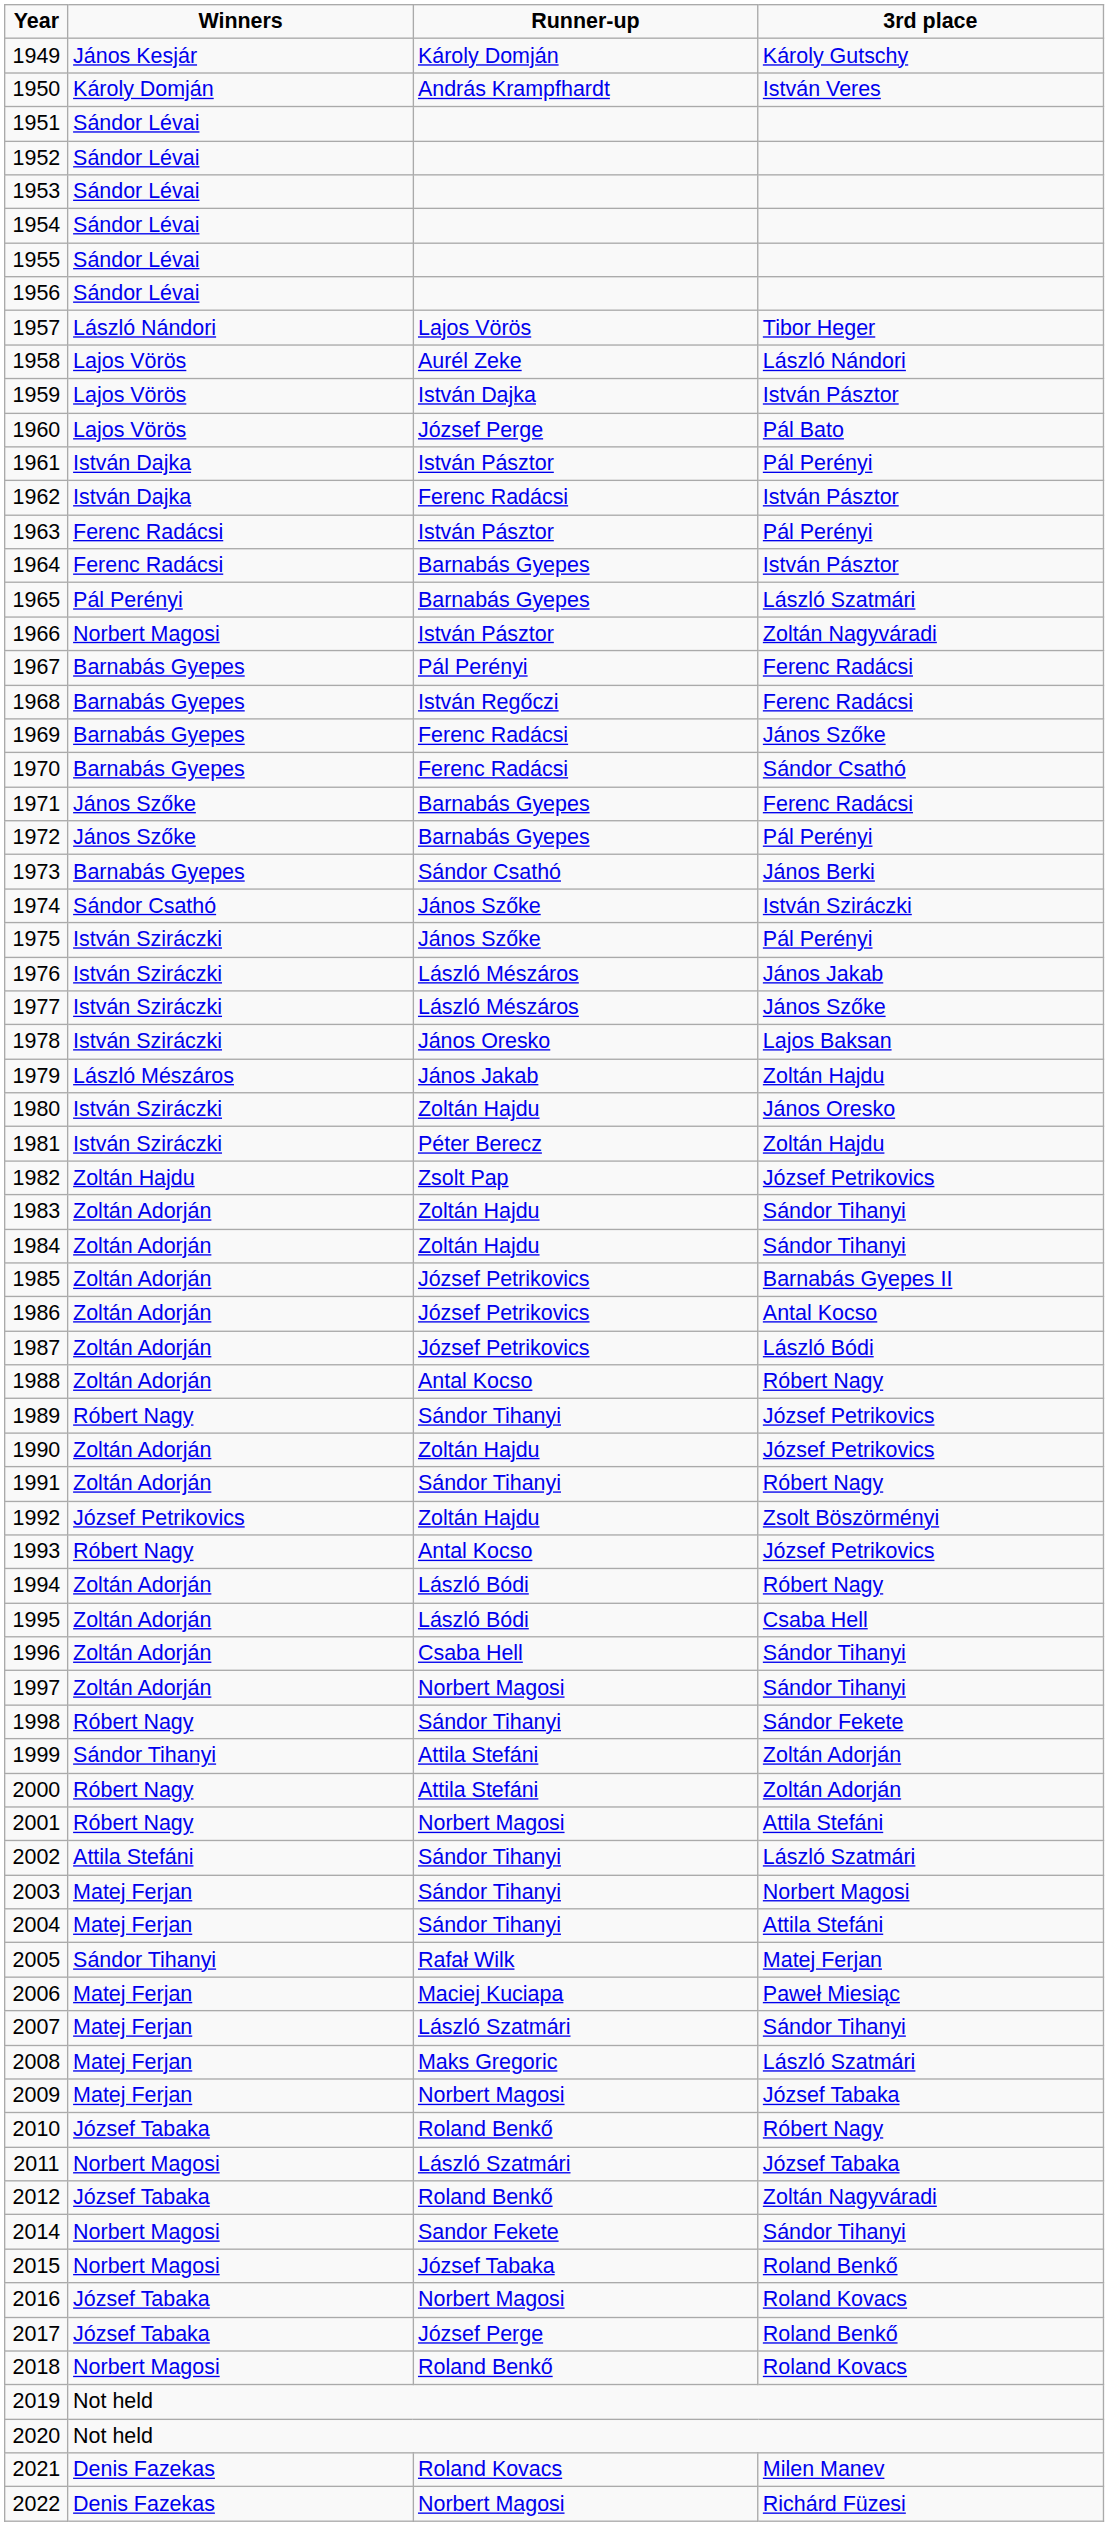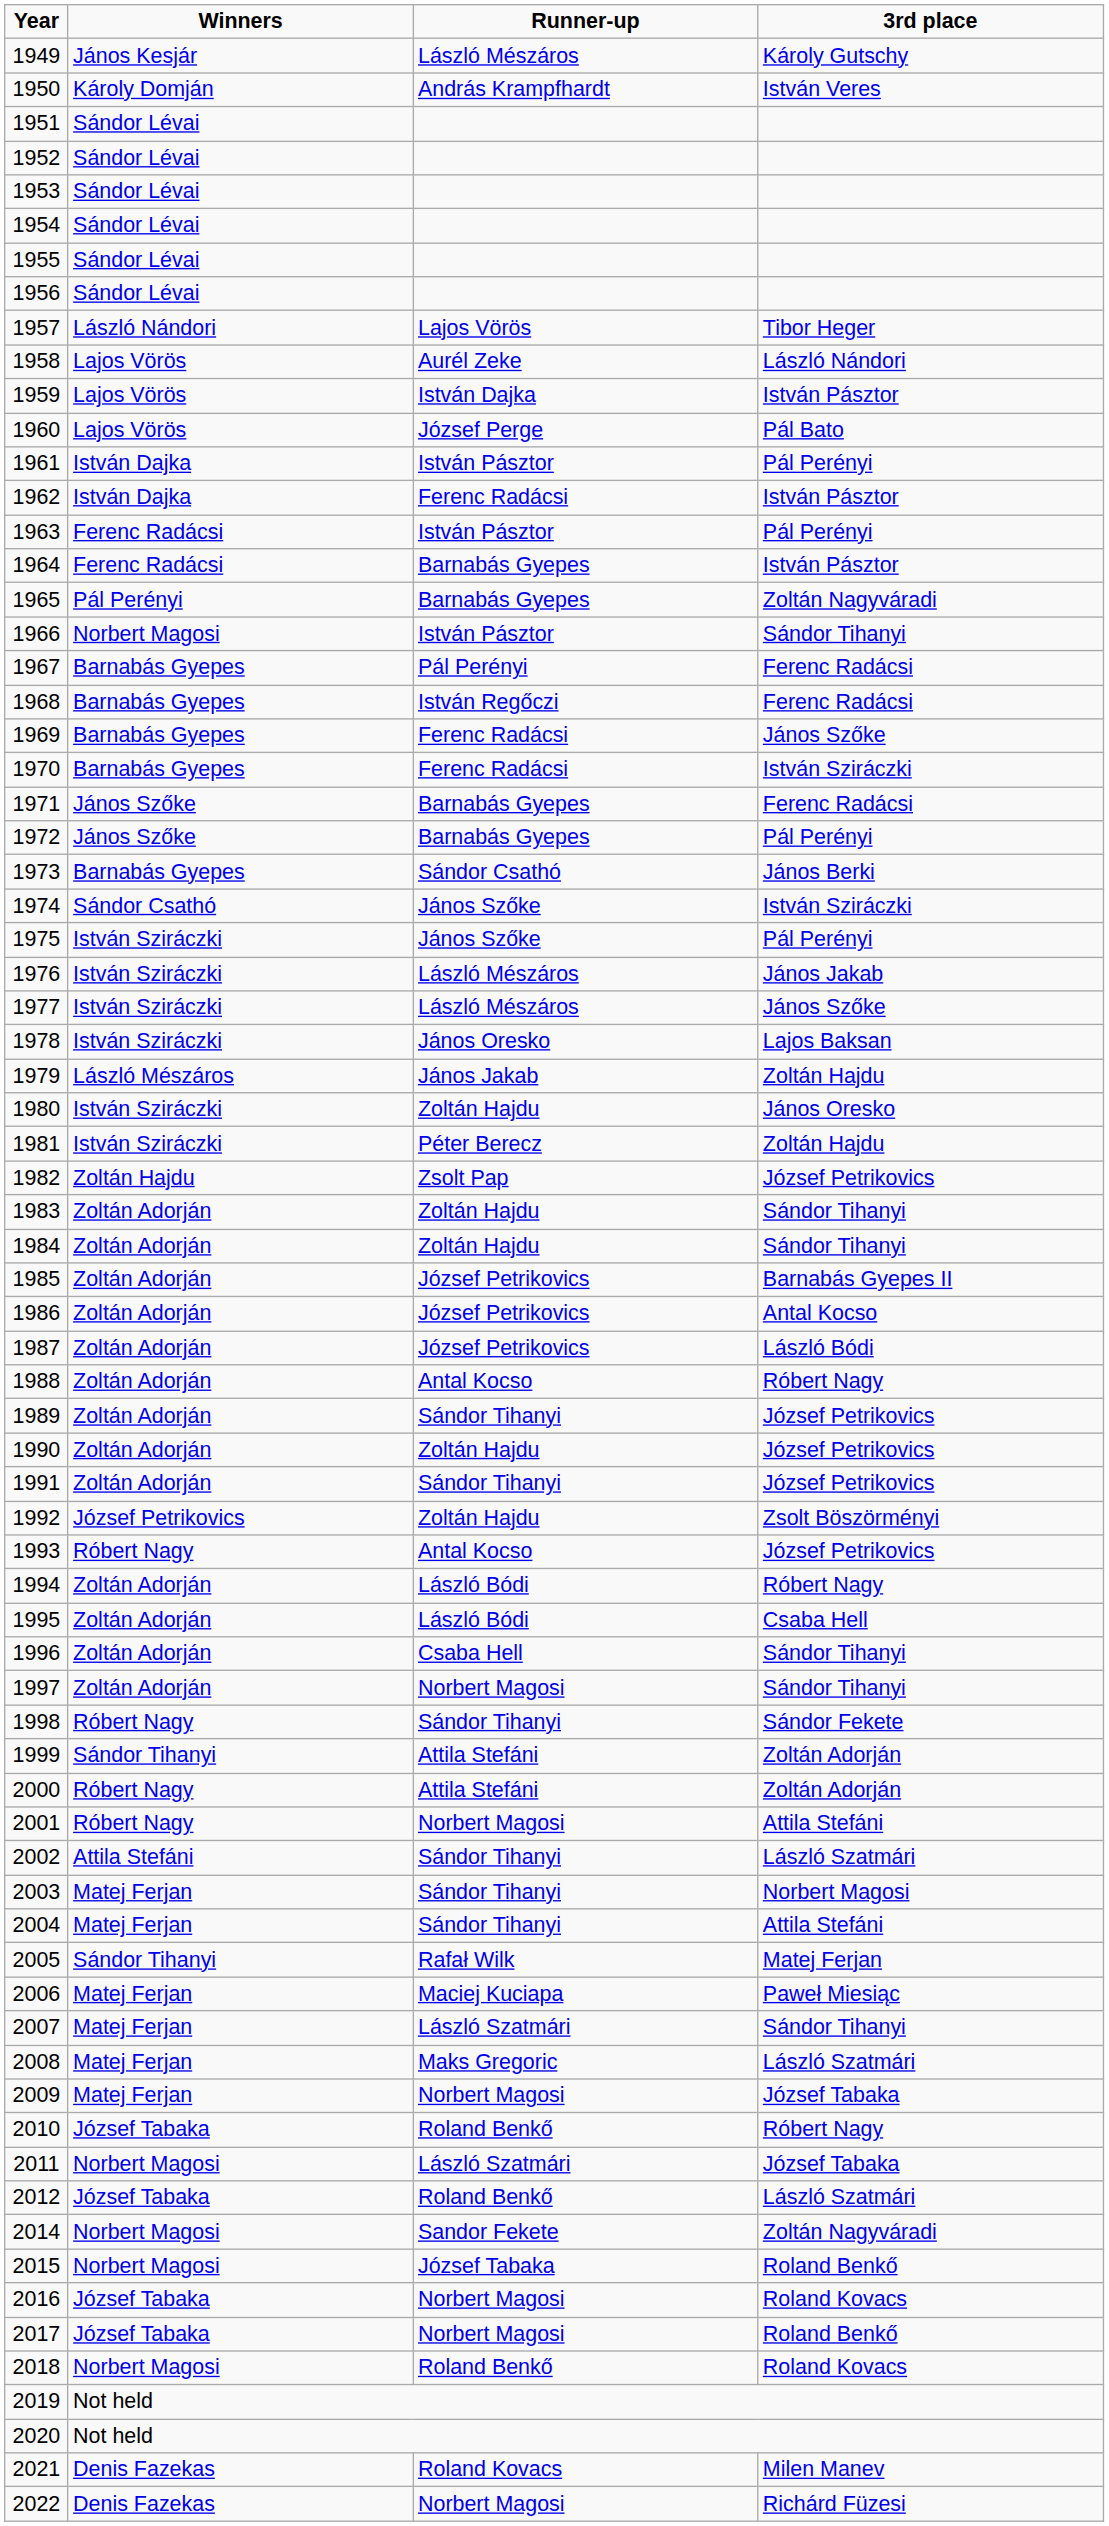(488, 55) Károly Domján -> (498, 55) László Mészáros
(839, 599) László Szatmári -> (850, 599) Zoltán Nagyváradi
(850, 633) Zoltán Nagyváradi -> (834, 633) Sándor Tihanyi
(834, 769) Sándor Csathó -> (837, 769) István Sziráczki
(133, 1415) Róbert Nagy -> (142, 1415) Zoltán Adorján
(823, 1483) Róbert Nagy -> (849, 1483) József Petrikovics
(850, 2197) Zoltán Nagyváradi -> (839, 2197) László Szatmári
(834, 2231) Sándor Tihanyi -> (850, 2231) Zoltán Nagyváradi
(481, 2333) József Perge -> (491, 2333) Norbert Magosi
